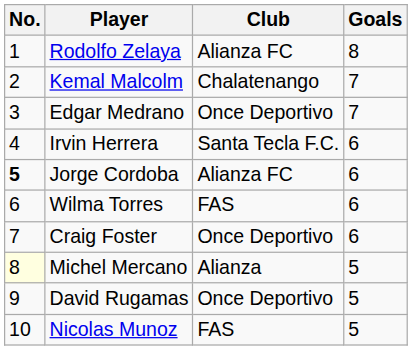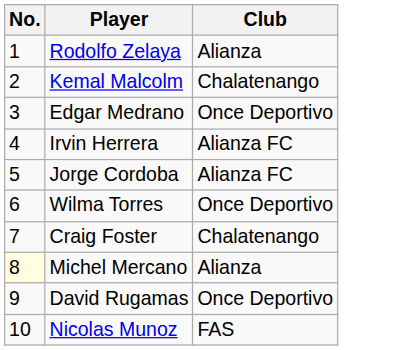- column: (375, 19)
(245, 50) Alianza FC -> (229, 50) Alianza
(268, 143) Santa Tecla F.C. -> (245, 143) Alianza FC
(15, 174) bold -> (15, 174) normal
(216, 205) FAS -> (265, 205) Once Deportivo
(265, 236) Once Deportivo -> (258, 236) Chalatenango
